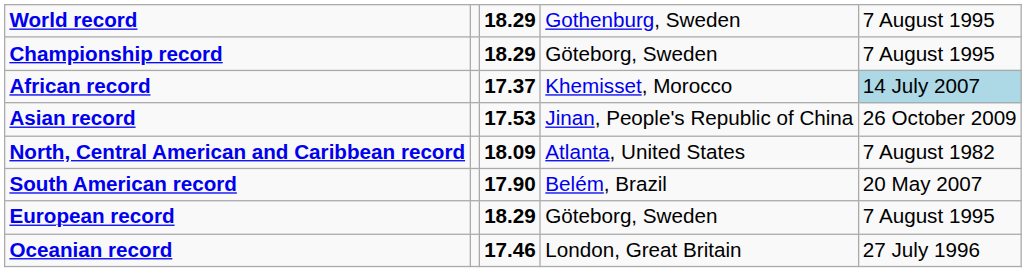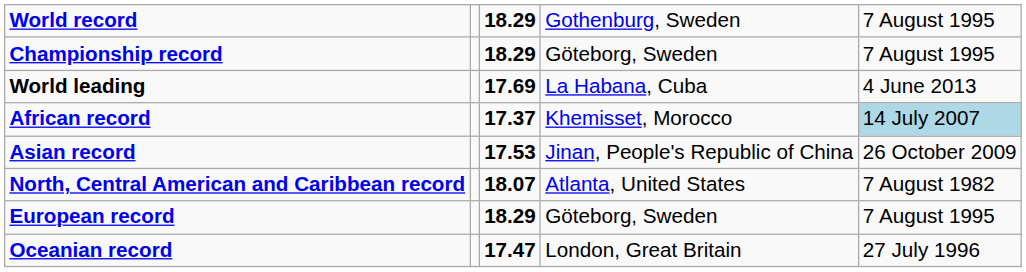+ row: (77, 86)
(510, 151) 18.09 -> (510, 184) 18.07
- row: (123, 184)
(510, 250) 17.46 -> (510, 250) 17.47
